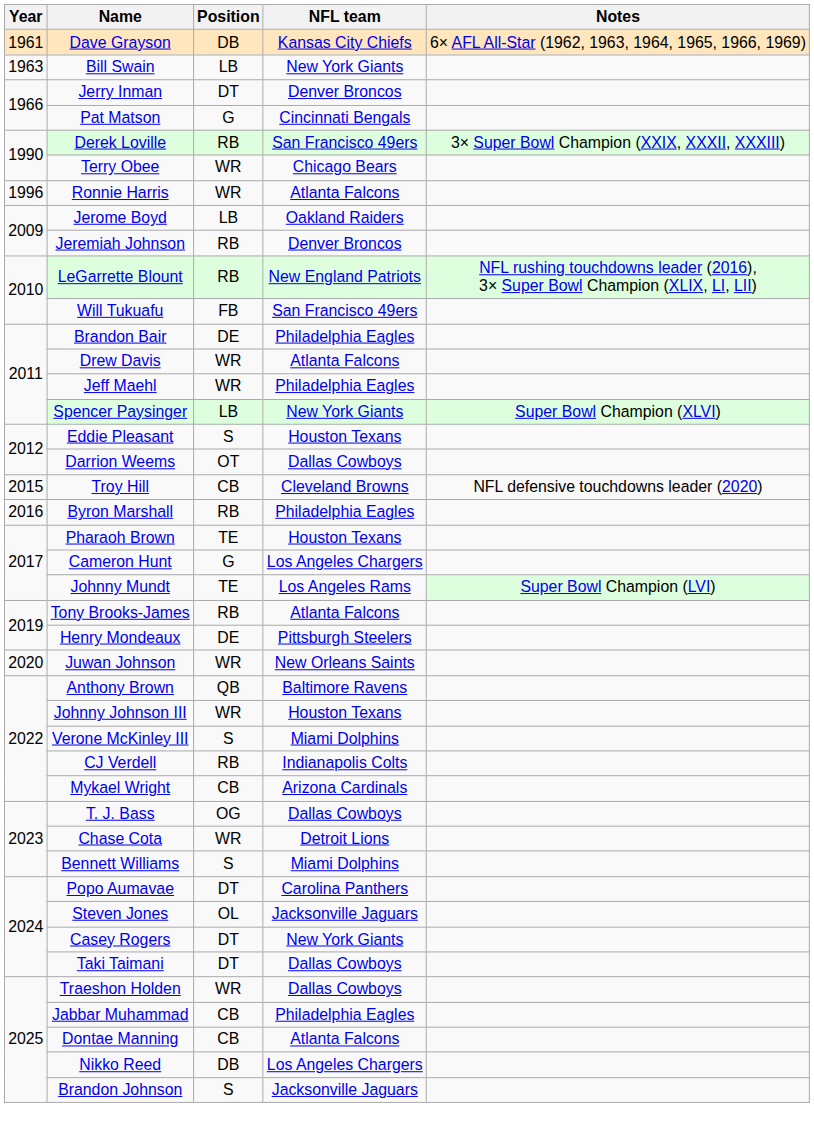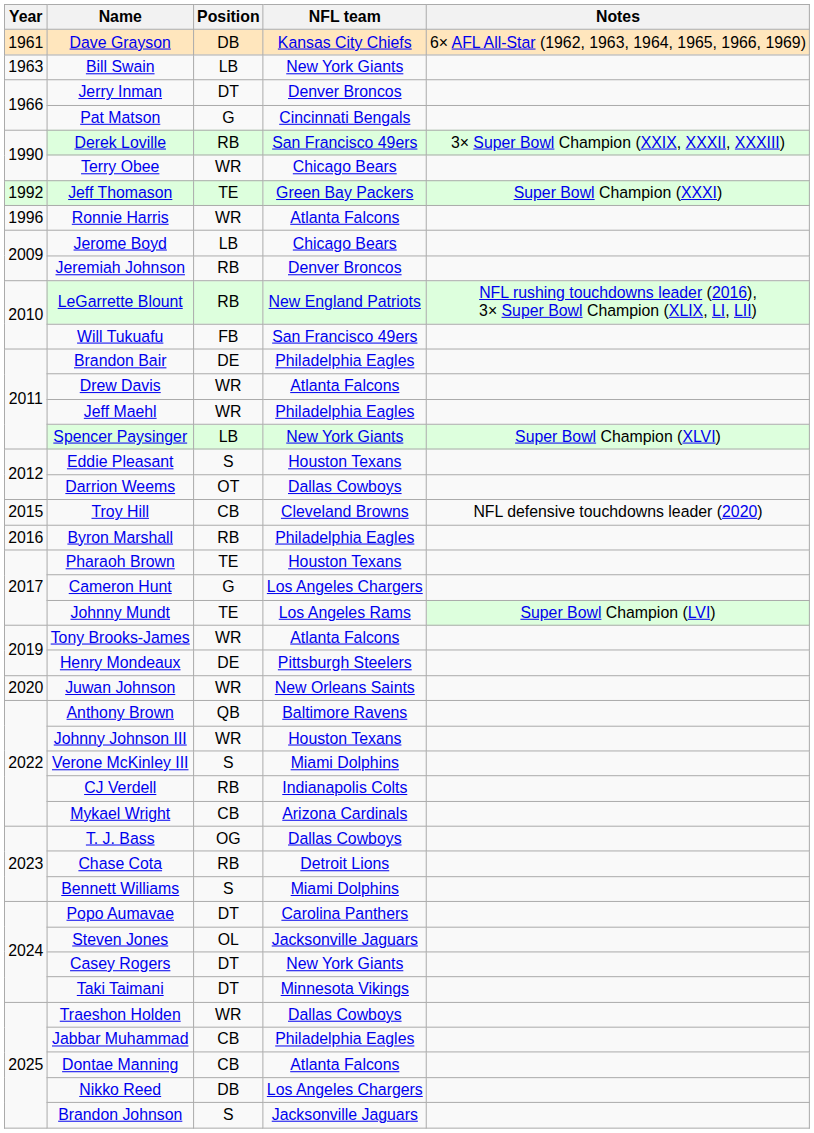+ row: (120, 192)
(345, 218) Oakland Raiders -> (345, 243) Chicago Bears
(228, 612) RB -> (228, 637) WR
(228, 838) WR -> (228, 863) RB
(345, 964) Dallas Cowboys -> (345, 989) Minnesota Vikings
